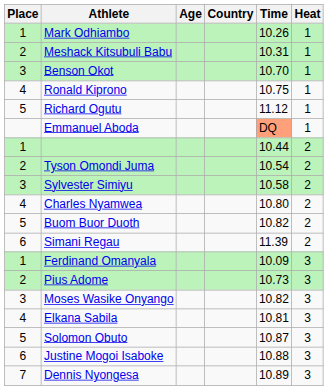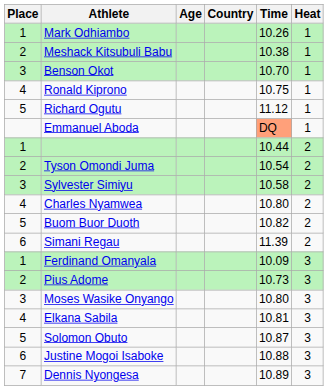(274, 52) 10.31 -> (274, 52) 10.38
(274, 299) 10.82 -> (274, 299) 10.80
